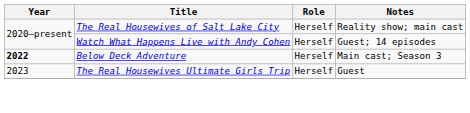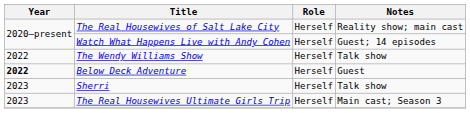+ row: (140, 56)
(389, 56) Main cast; Season 3 -> (351, 71) Guest
+ row: (93, 86)
(351, 71) Guest -> (389, 101) Main cast; Season 3
